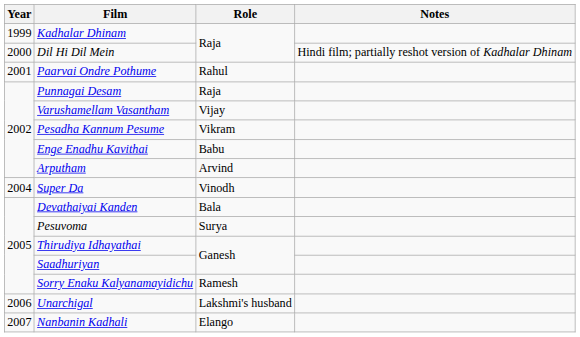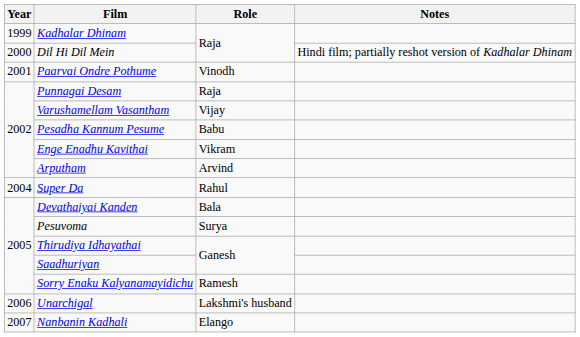(213, 71) Rahul -> (217, 71) Vinodh
(217, 129) Vikram -> (212, 129) Babu
(212, 149) Babu -> (217, 149) Vikram
(217, 187) Vinodh -> (213, 187) Rahul
